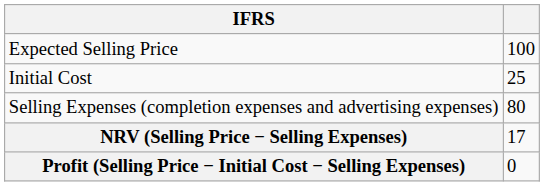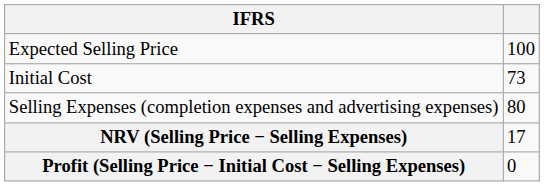(516, 78) 25 -> (516, 78) 73
